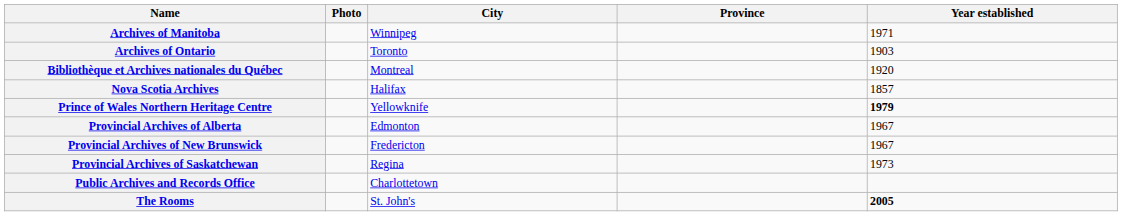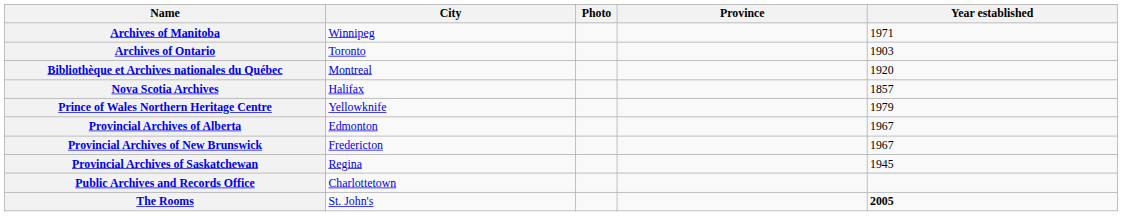columns swapped: (347, 13) <-> (492, 13)
(882, 107) bold -> (882, 107) normal
(882, 164) 1973 -> (882, 164) 1945
